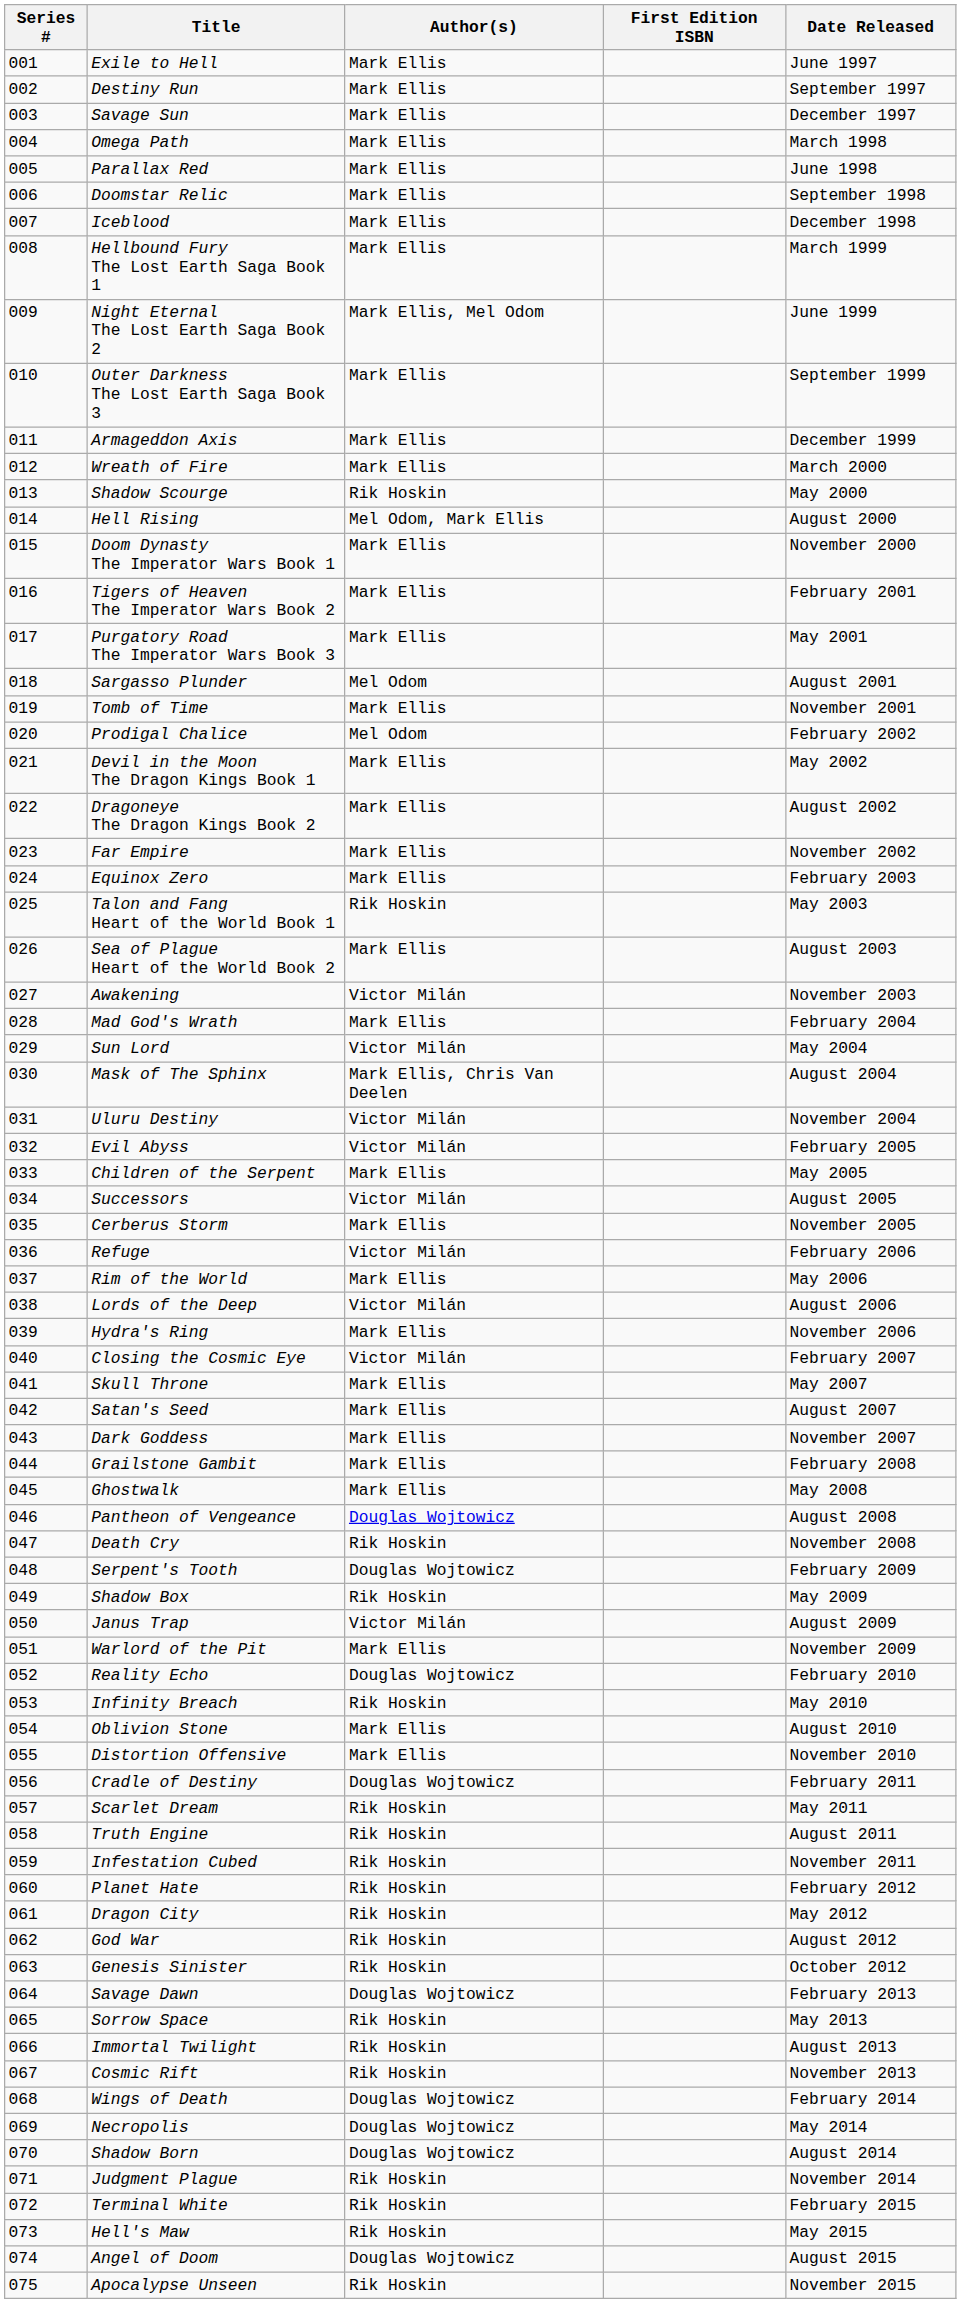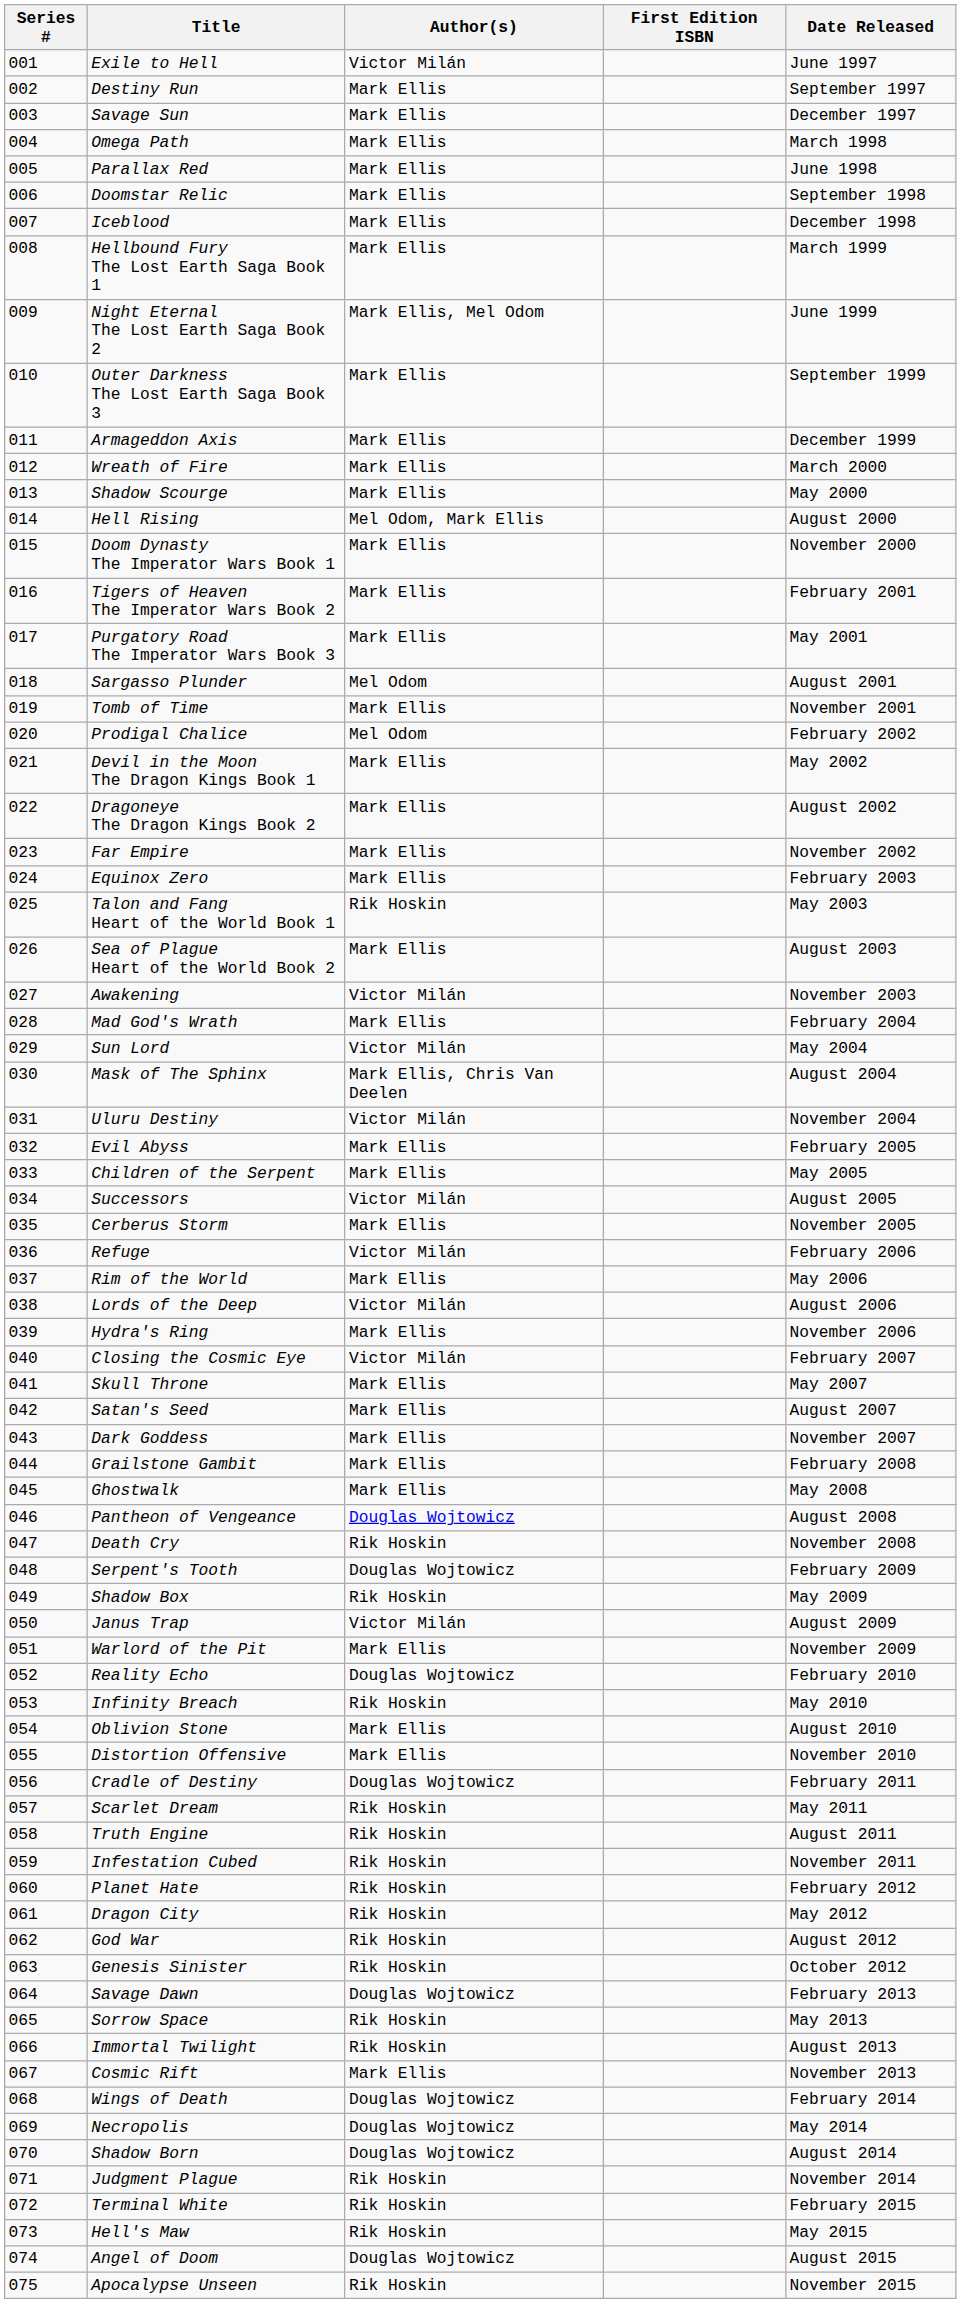(398, 63) Mark Ellis -> (407, 63) Victor Milán
(398, 493) Rik Hoskin -> (398, 493) Mark Ellis
(407, 1147) Victor Milán -> (398, 1147) Mark Ellis
(398, 2074) Rik Hoskin -> (398, 2074) Mark Ellis
